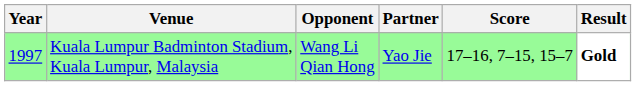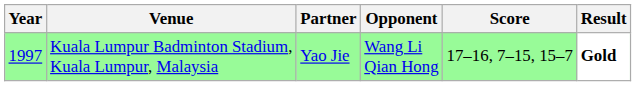columns swapped: (411, 18) <-> (337, 18)
